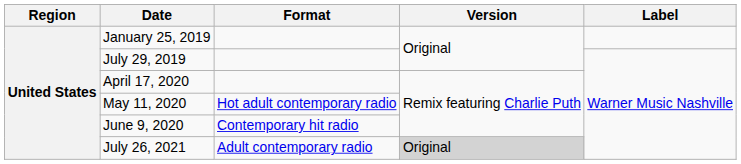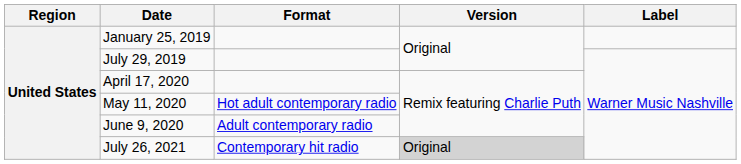(288, 125) Contemporary hit radio -> (295, 125) Adult contemporary radio
(295, 147) Adult contemporary radio -> (288, 147) Contemporary hit radio
